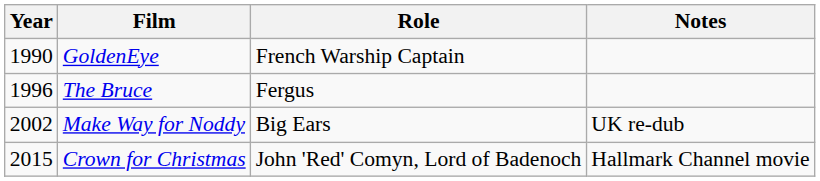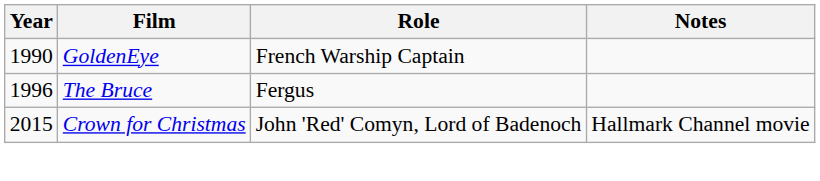- row: (154, 124)
